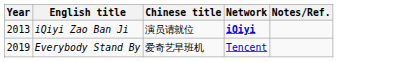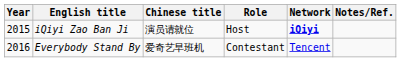+ column: (255, 12)
(18, 29) 2013 -> (18, 29) 2015
(18, 47) 2019 -> (18, 47) 2016
